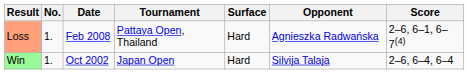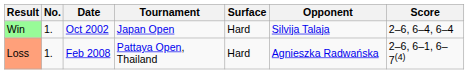rows swapped: (16, 61) <-> (18, 36)
